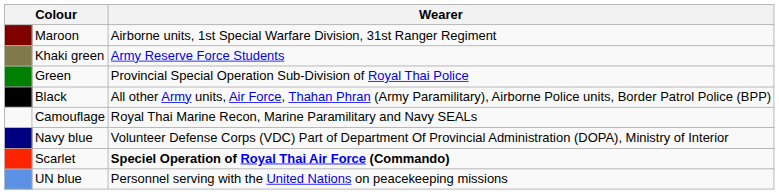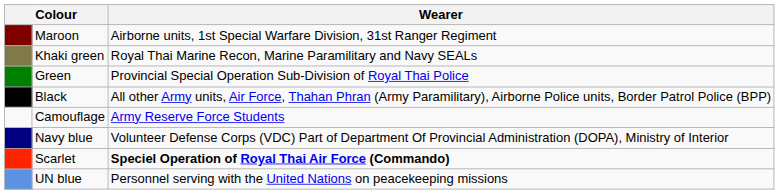(198, 55) Army Reserve Force Students -> (294, 55) Royal Thai Marine Recon, Marine Paramilitary and Navy SEALs
(294, 117) Royal Thai Marine Recon, Marine Paramilitary and Navy SEALs -> (198, 117) Army Reserve Force Students
